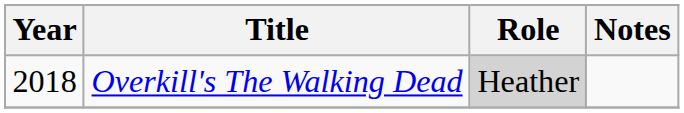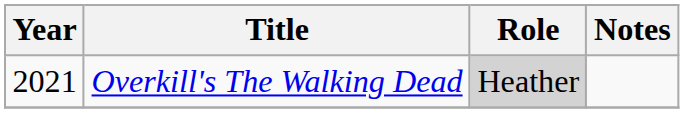(45, 81) 2018 -> (45, 81) 2021
